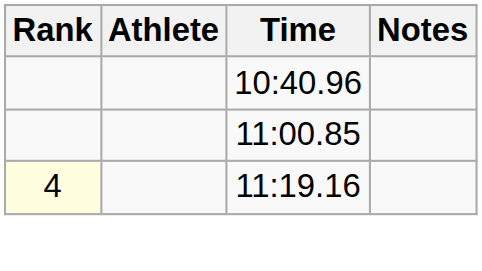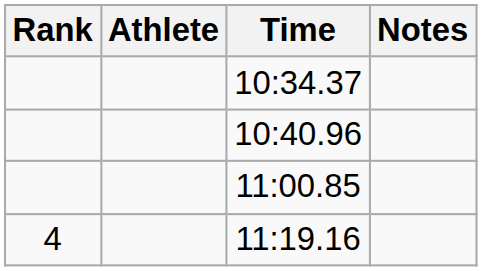+ row: (298, 82)
(53, 186) lightyellow background -> (53, 238) no background
